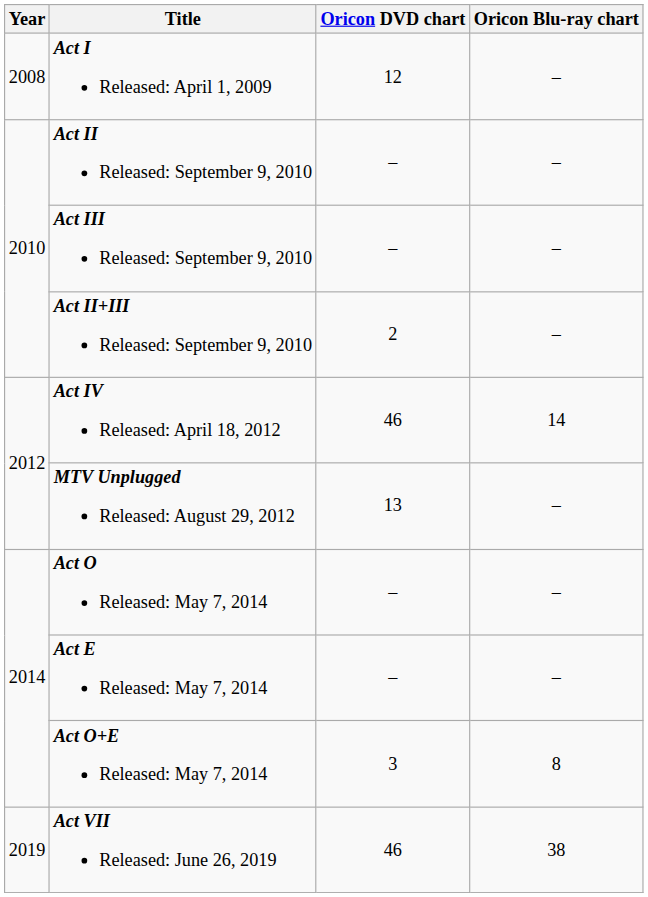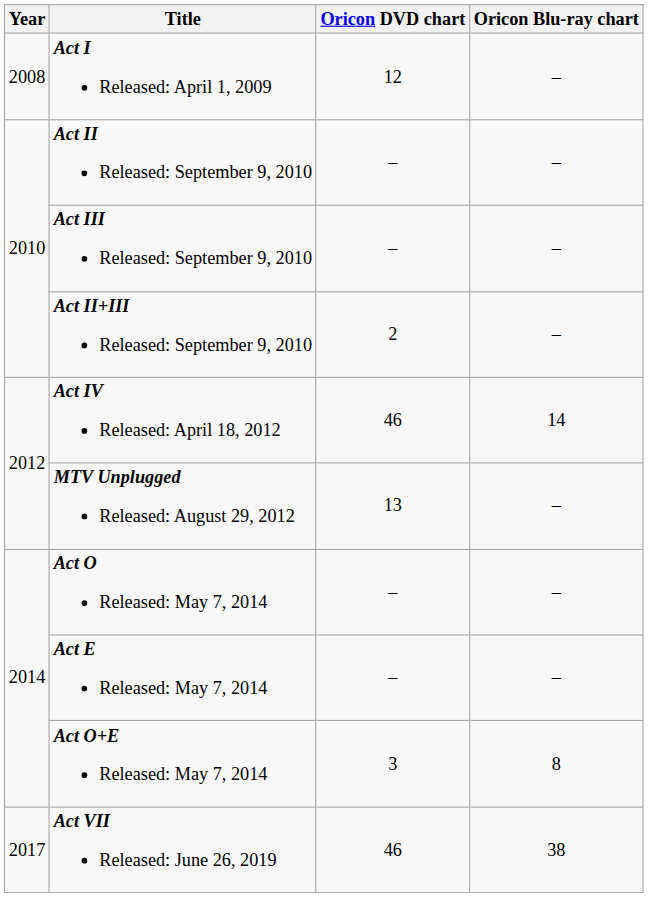(27, 849) 2019 -> (27, 849) 2017
